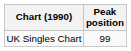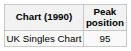(105, 38) 99 -> (105, 38) 95
